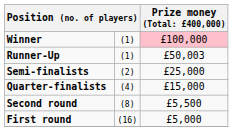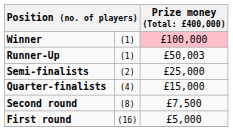(184, 103) £5,500 -> (184, 103) £7,500
